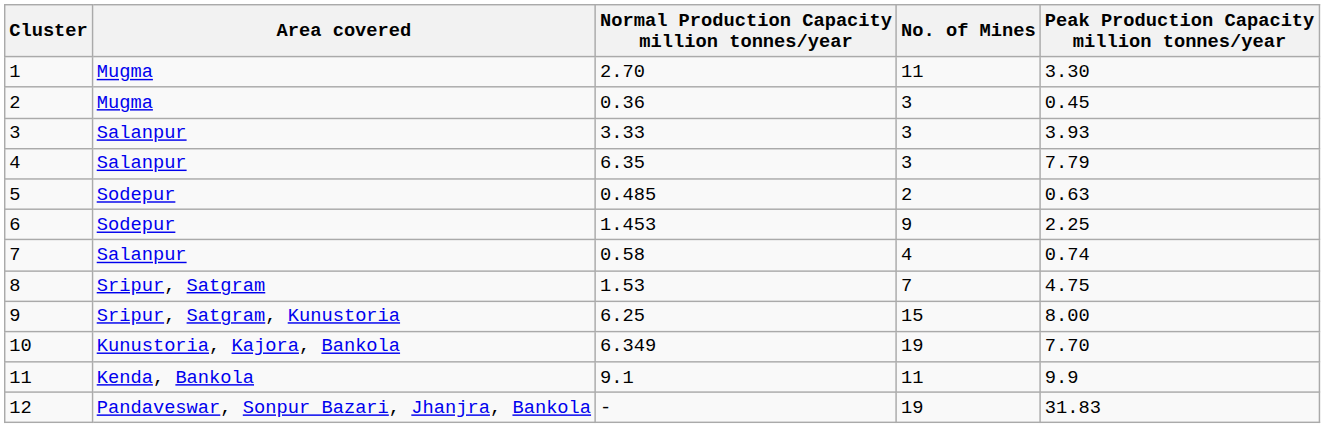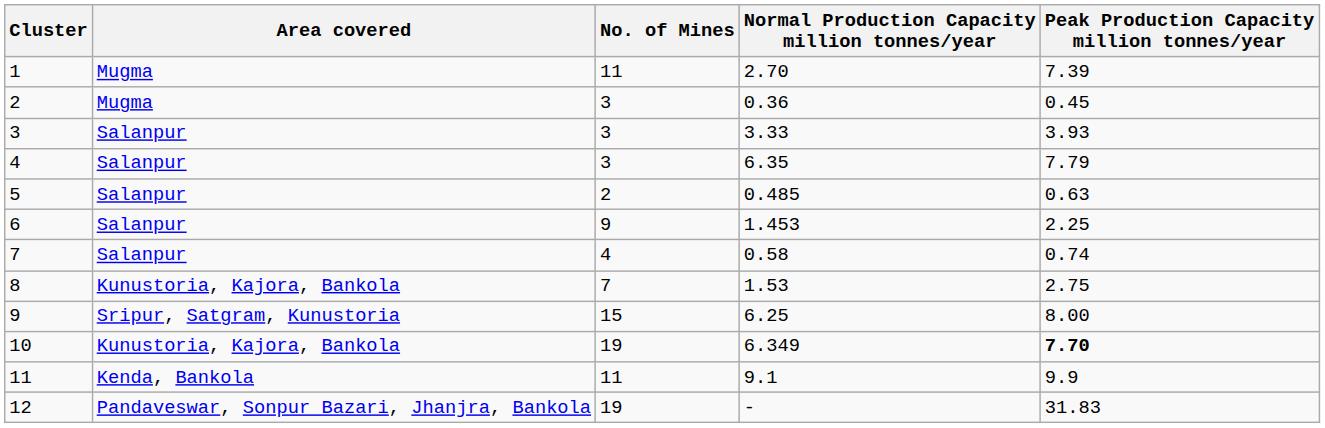columns swapped: (968, 31) <-> (746, 31)
(1067, 72) 3.30 -> (1067, 72) 7.39
(136, 194) Sodepur -> (142, 194) Salanpur
(136, 225) Sodepur -> (142, 225) Salanpur
(181, 286) Sripur, Satgram -> (248, 286) Kunustoria, Kajora, Bankola
(1067, 286) 4.75 -> (1067, 286) 2.75
(1067, 347) normal -> (1067, 347) bold
